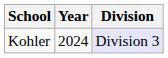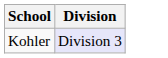- column: (73, 16)
